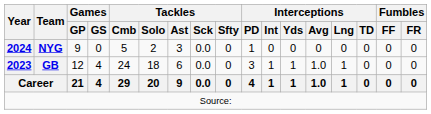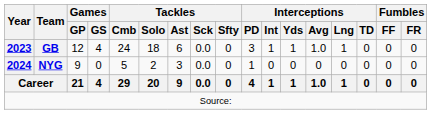rows swapped: (51, 65) <-> (51, 48)
